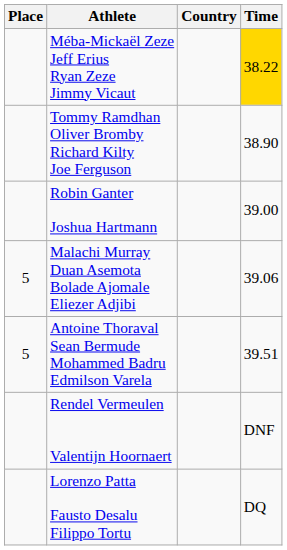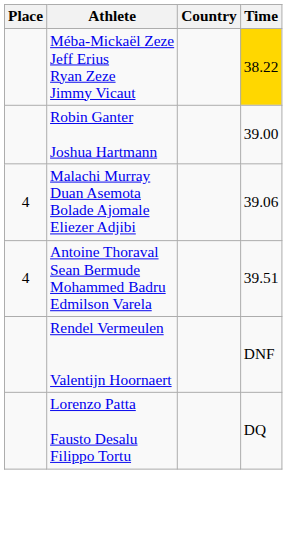- row: (105, 143)
(25, 278) 5 -> (25, 202) 4
(25, 354) 5 -> (25, 278) 4
